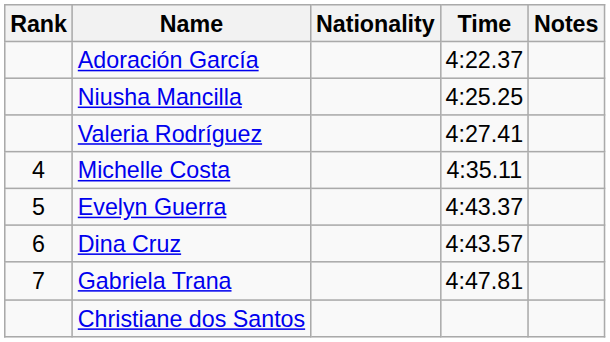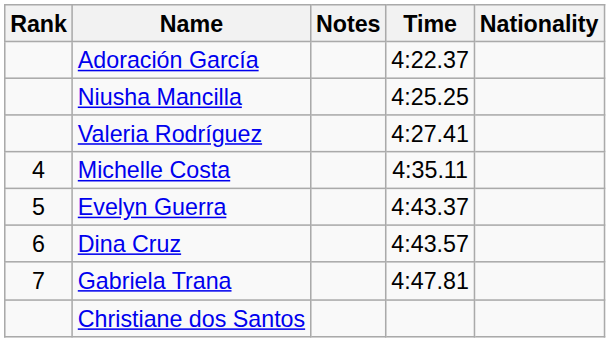columns swapped: (375, 23) <-> (566, 23)
